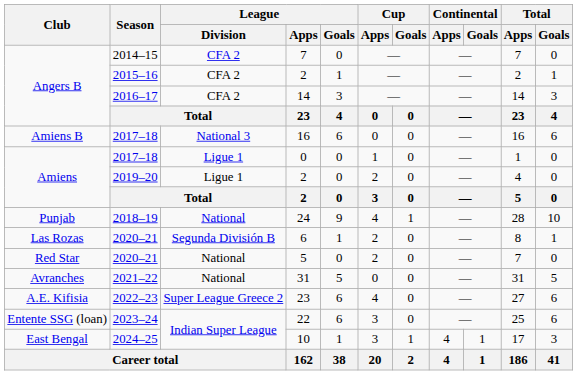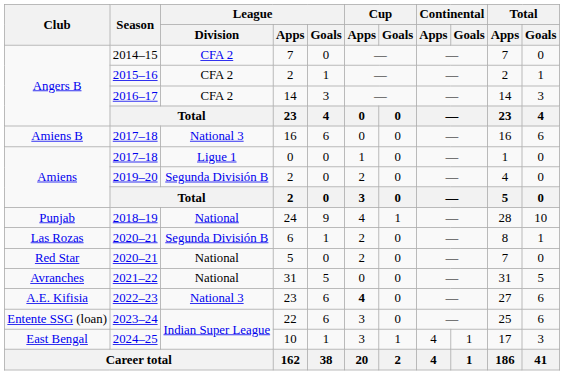(223, 177) Ligue 1 -> (217, 177) Segunda División B
(223, 298) Super League Greece 2 -> (217, 298) National 3
(375, 298) normal -> (362, 298) bold
